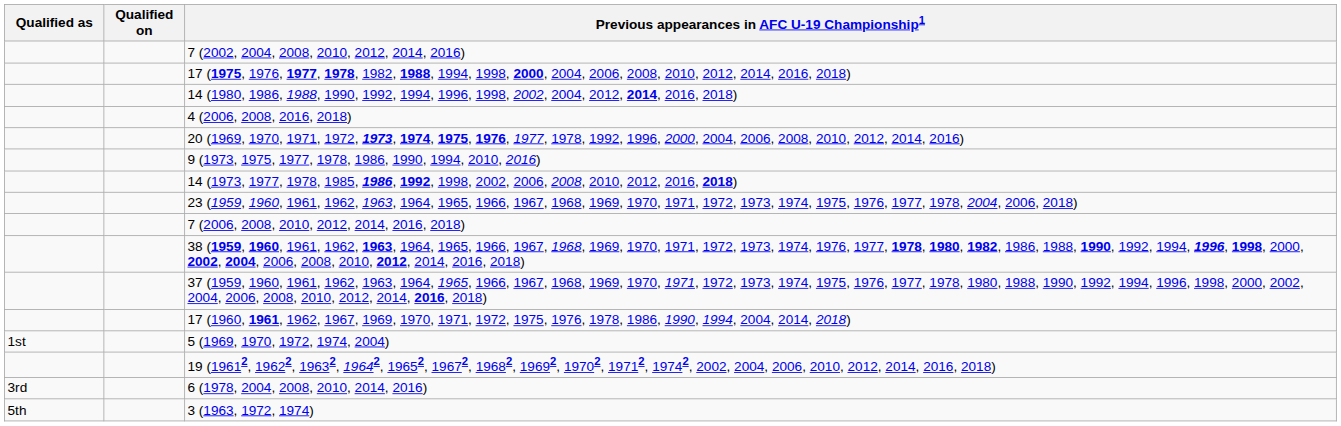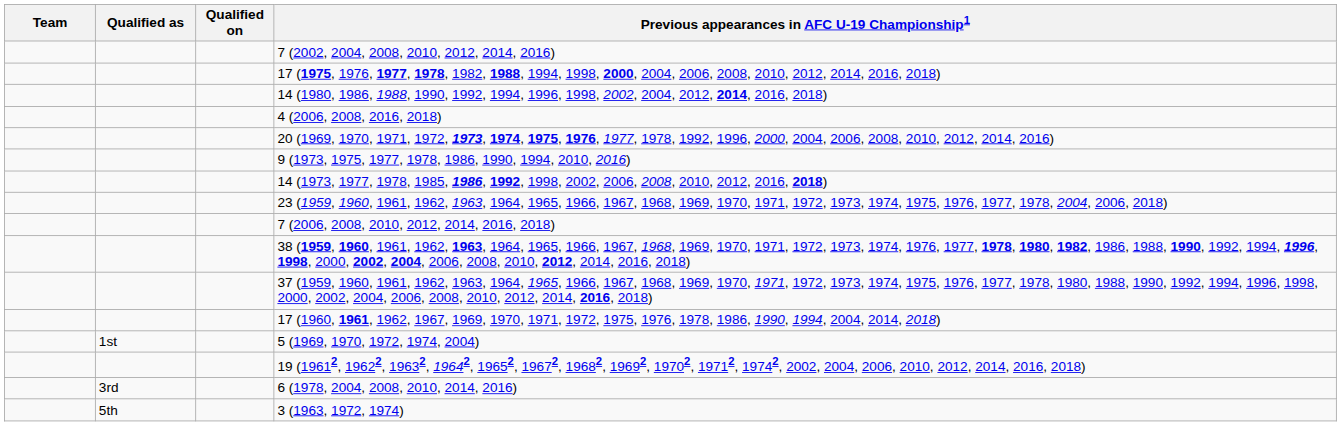+ column: (50, 22)
